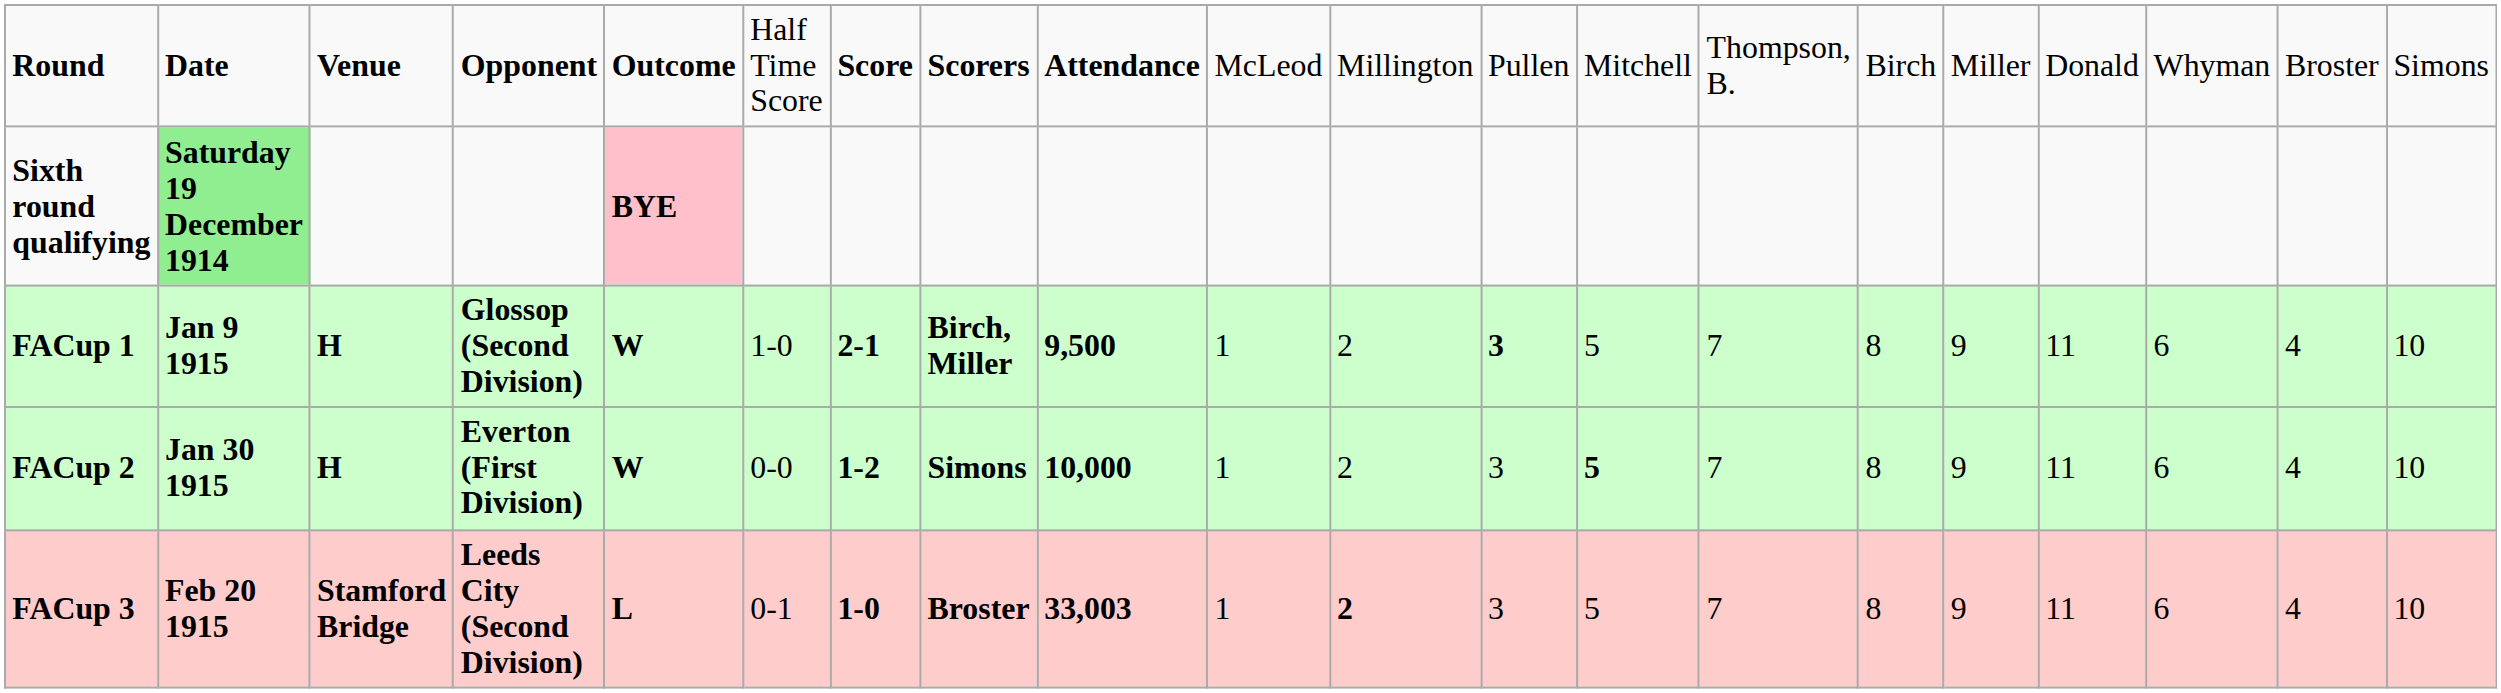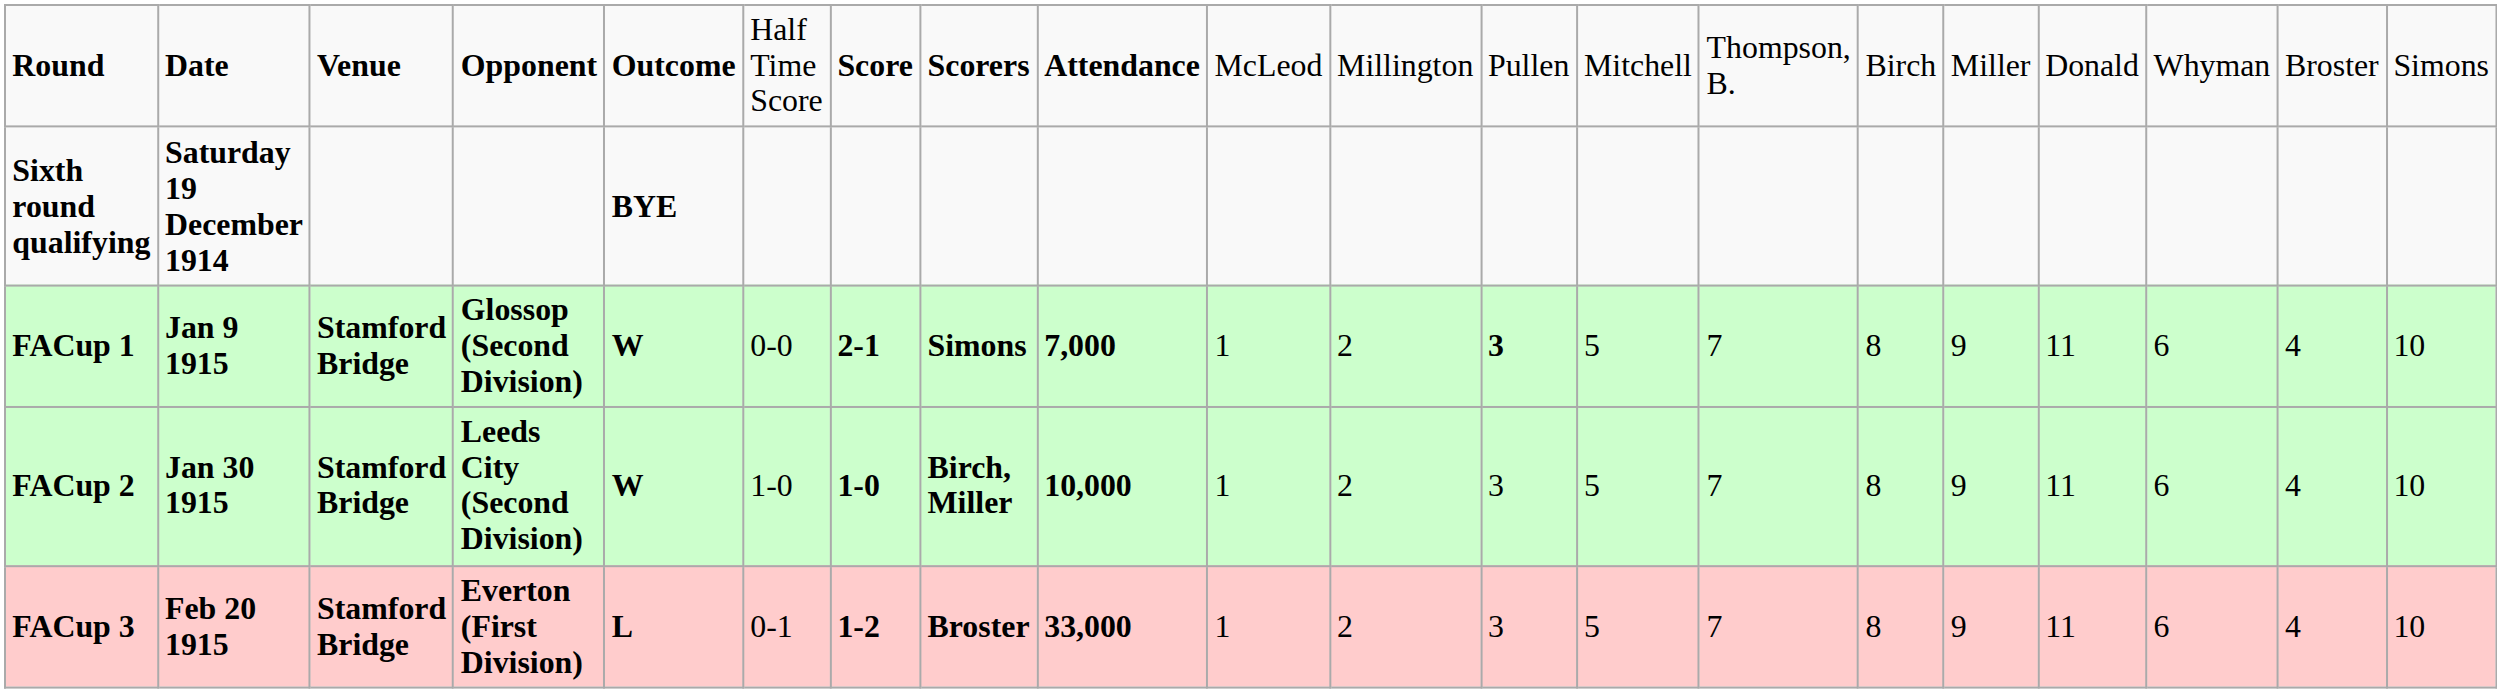(234, 205) lightgreen background -> (234, 205) no background
(645, 205) pink background -> (645, 205) no background
(329, 345) H -> (382, 345) Stamford Bridge
(771, 345) 1-0 -> (771, 345) 0-0
(970, 345) Birch, Miller -> (977, 345) Simons
(1080, 345) 9,500 -> (1080, 345) 7,000
(329, 467) H -> (382, 485) Stamford Bridge
(522, 467) Everton (First Division) -> (522, 485) Leeds City (Second Division)
(771, 467) 0-0 -> (771, 485) 1-0
(859, 467) 1-2 -> (859, 485) 1-0
(977, 467) Simons -> (970, 485) Birch, Miller
(1592, 467) bold -> (1592, 485) normal
(522, 607) Leeds City (Second Division) -> (522, 625) Everton (First Division)
(859, 607) 1-0 -> (859, 625) 1-2
(1088, 607) 33,003 -> (1088, 625) 33,000
(1345, 607) bold -> (1345, 625) normal
